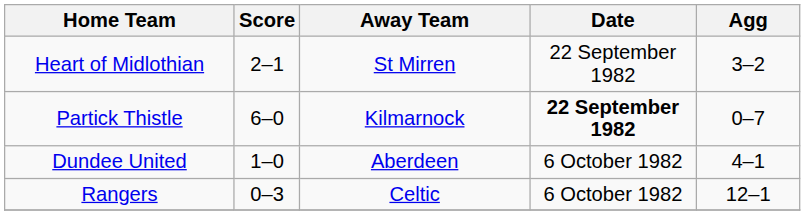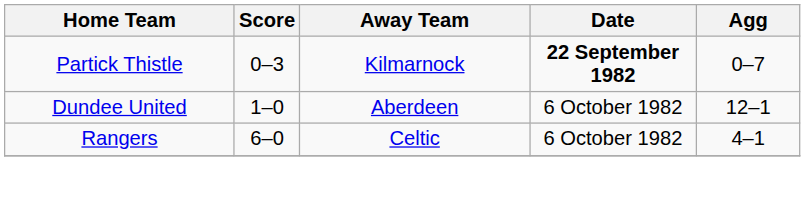- row: (120, 63)
(267, 118) 6–0 -> (267, 63) 0–3
(748, 161) 4–1 -> (748, 107) 12–1
(267, 193) 0–3 -> (267, 139) 6–0
(748, 193) 12–1 -> (748, 139) 4–1
